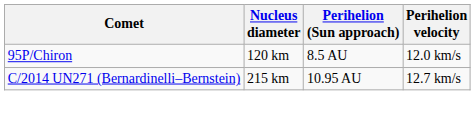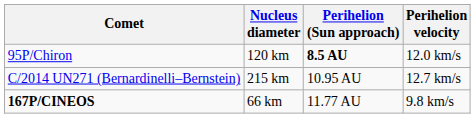(327, 55) normal -> (327, 55) bold
+ row: (51, 102)
